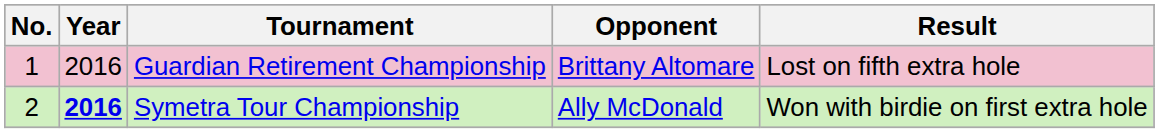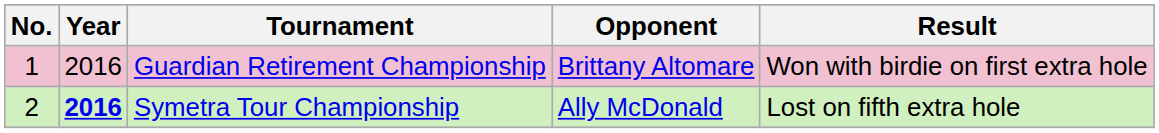(893, 66) Lost on fifth extra hole -> (957, 66) Won with birdie on first extra hole
(957, 107) Won with birdie on first extra hole -> (893, 107) Lost on fifth extra hole
